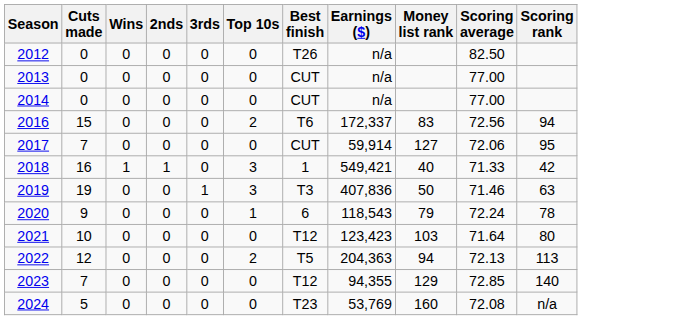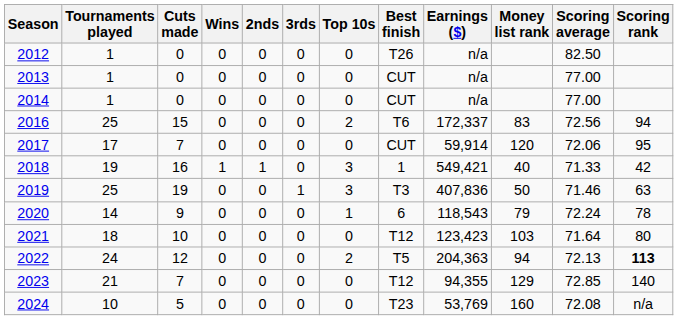+ column: (110, 24)
(426, 145) 127 -> (522, 145) 120
(547, 258) normal -> (643, 258) bold
